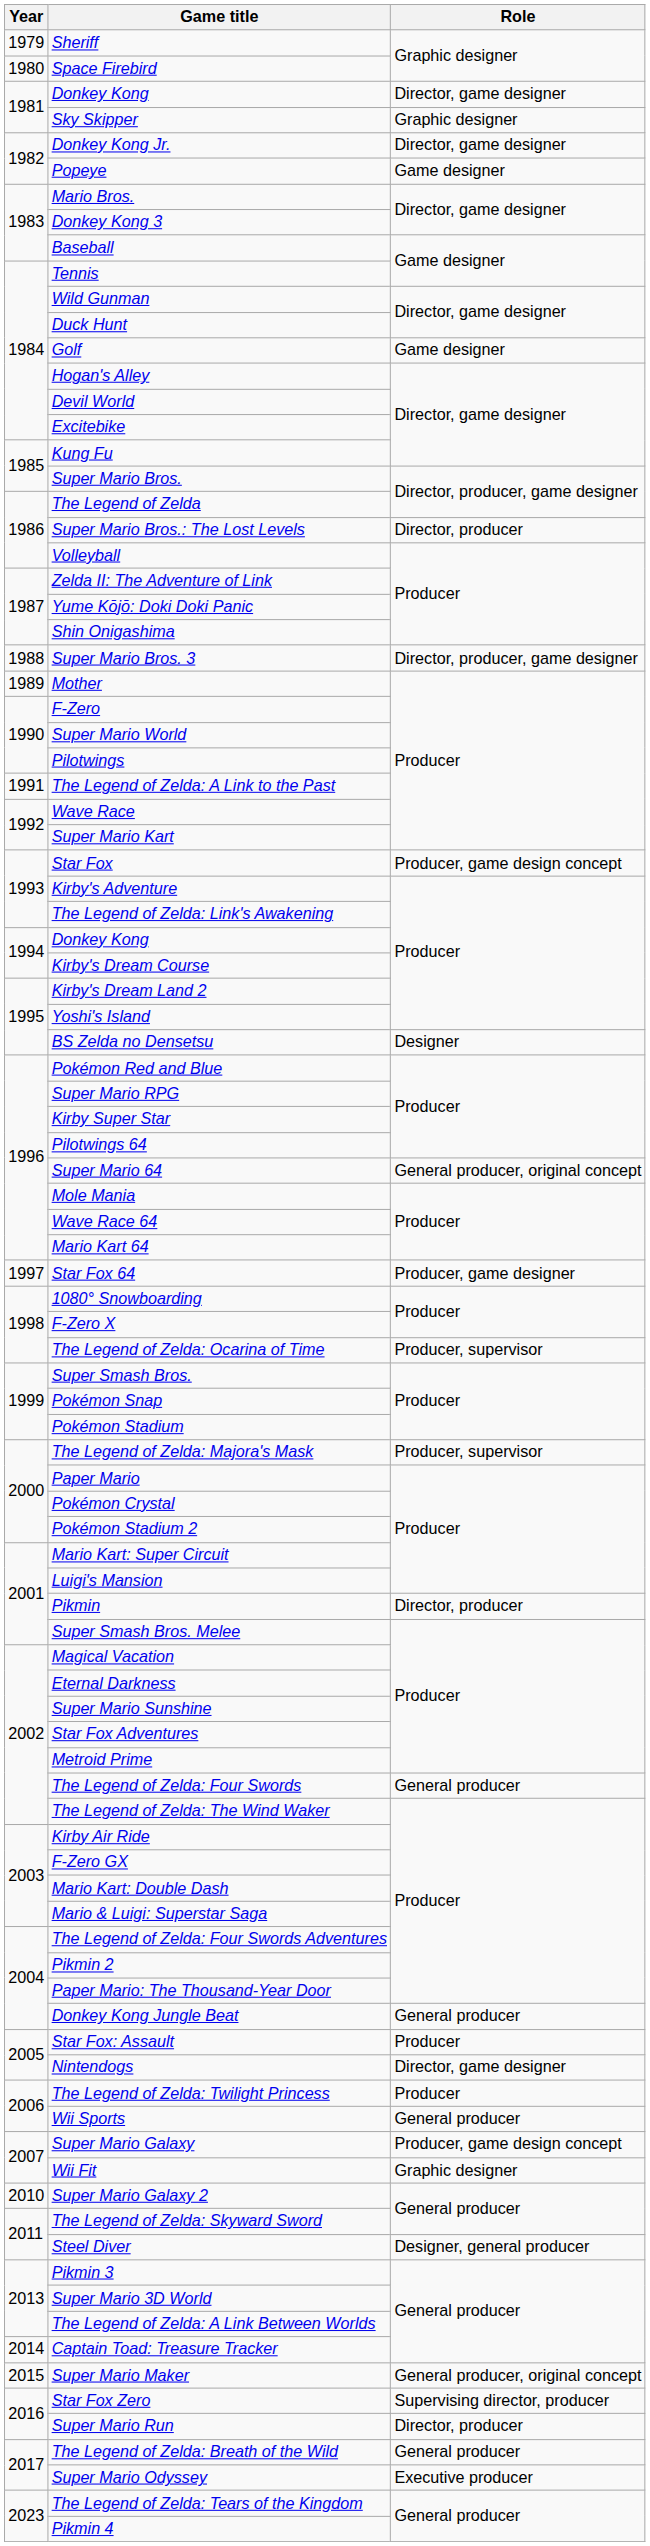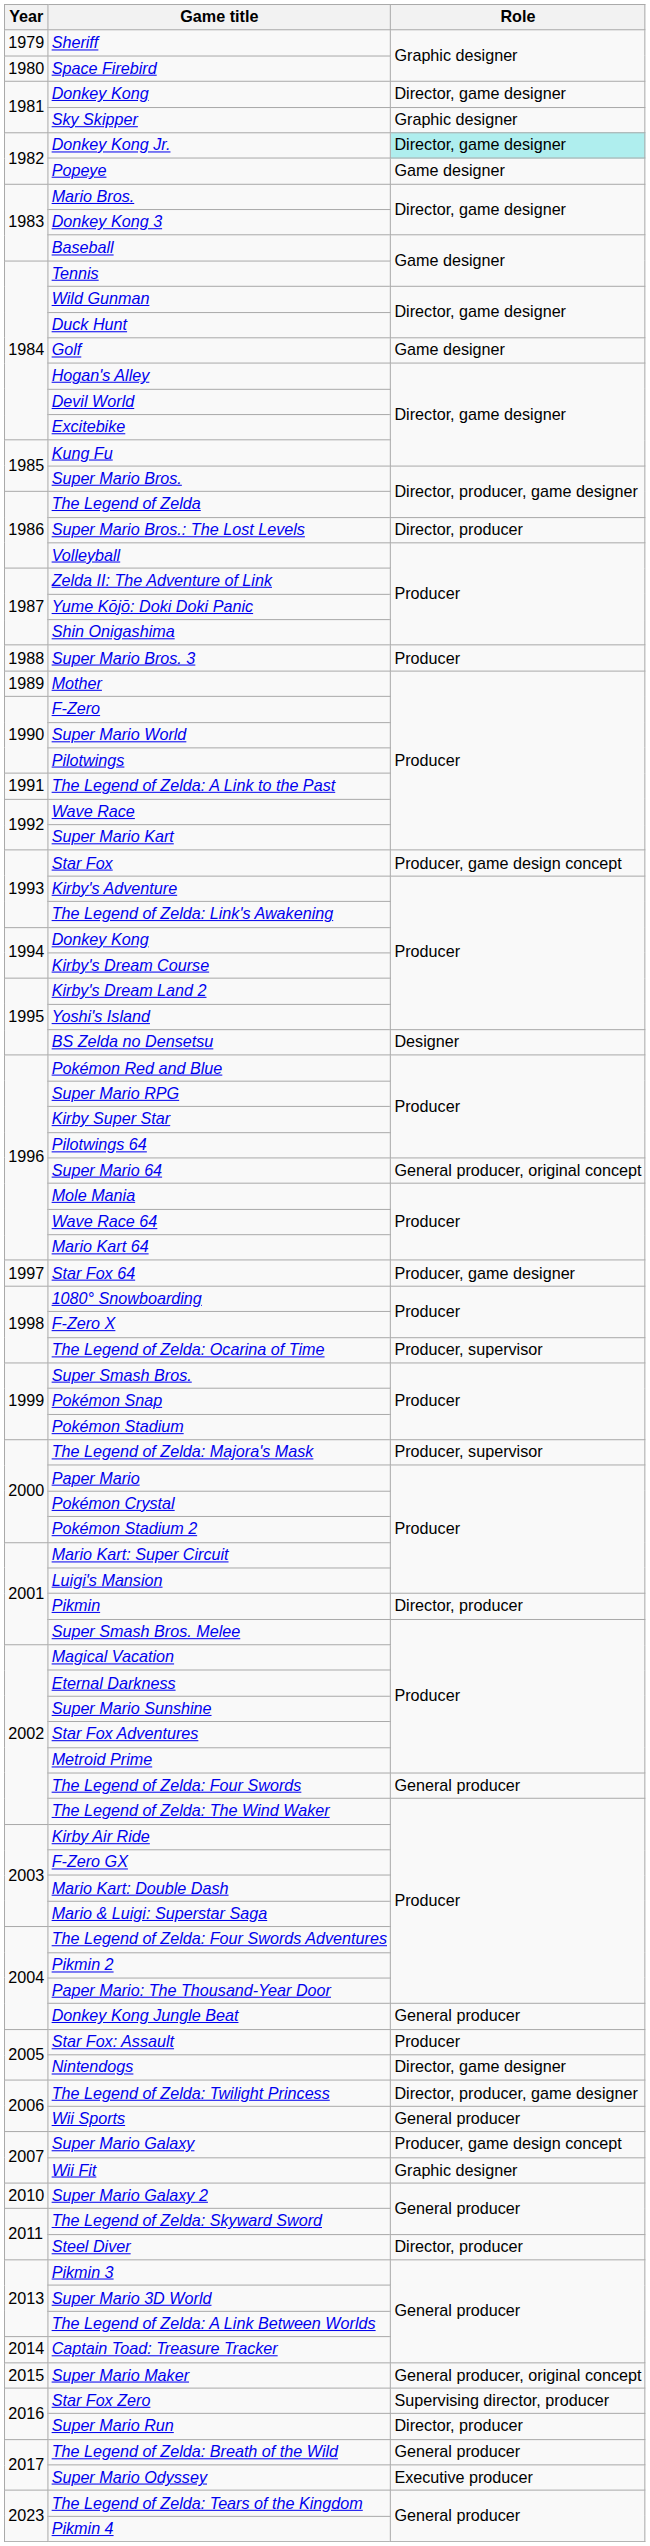(480, 145) no background -> (480, 145) paleturquoise background
(516, 658) Director, producer, game designer -> (427, 658) Producer
(427, 2093) Producer -> (516, 2093) Director, producer, game designer
(492, 2247) Designer, general producer -> (459, 2247) Director, producer
